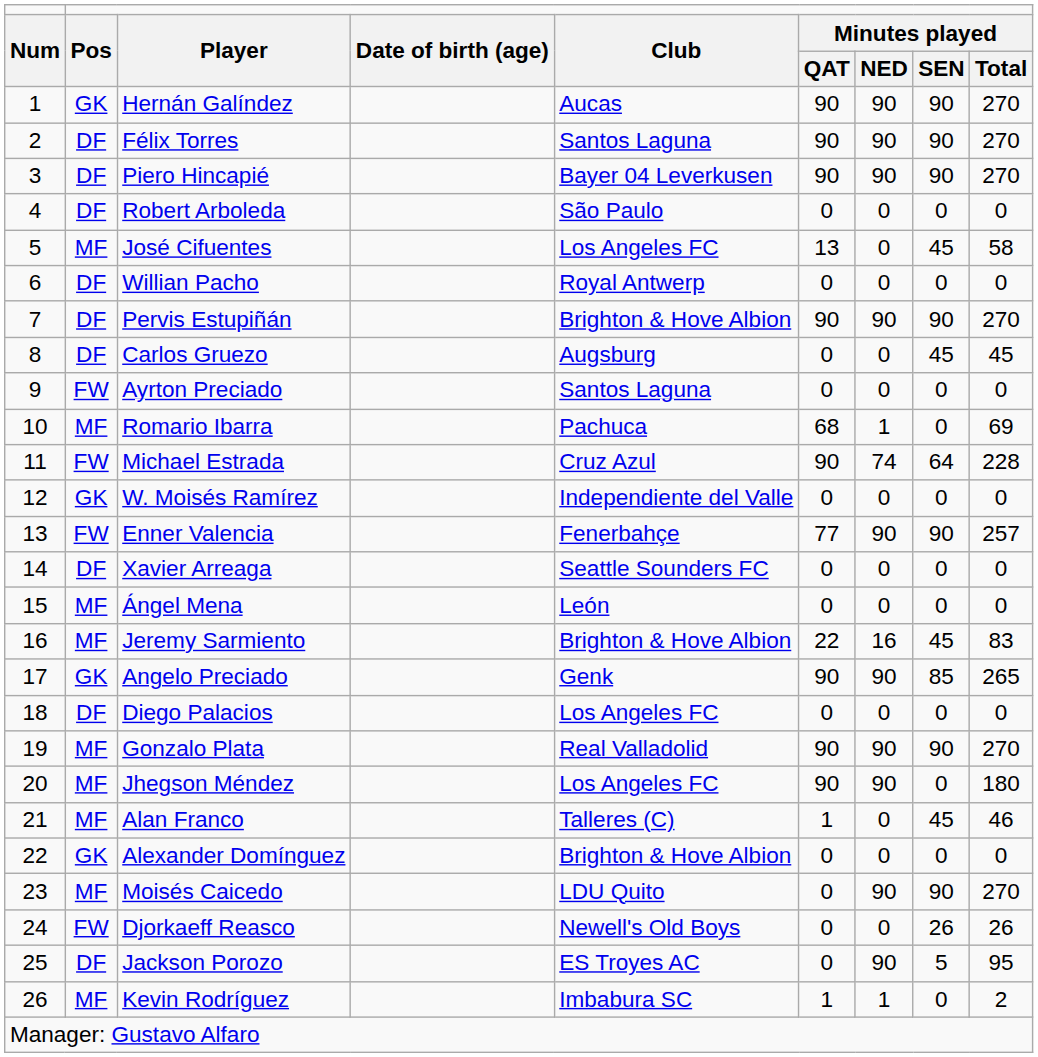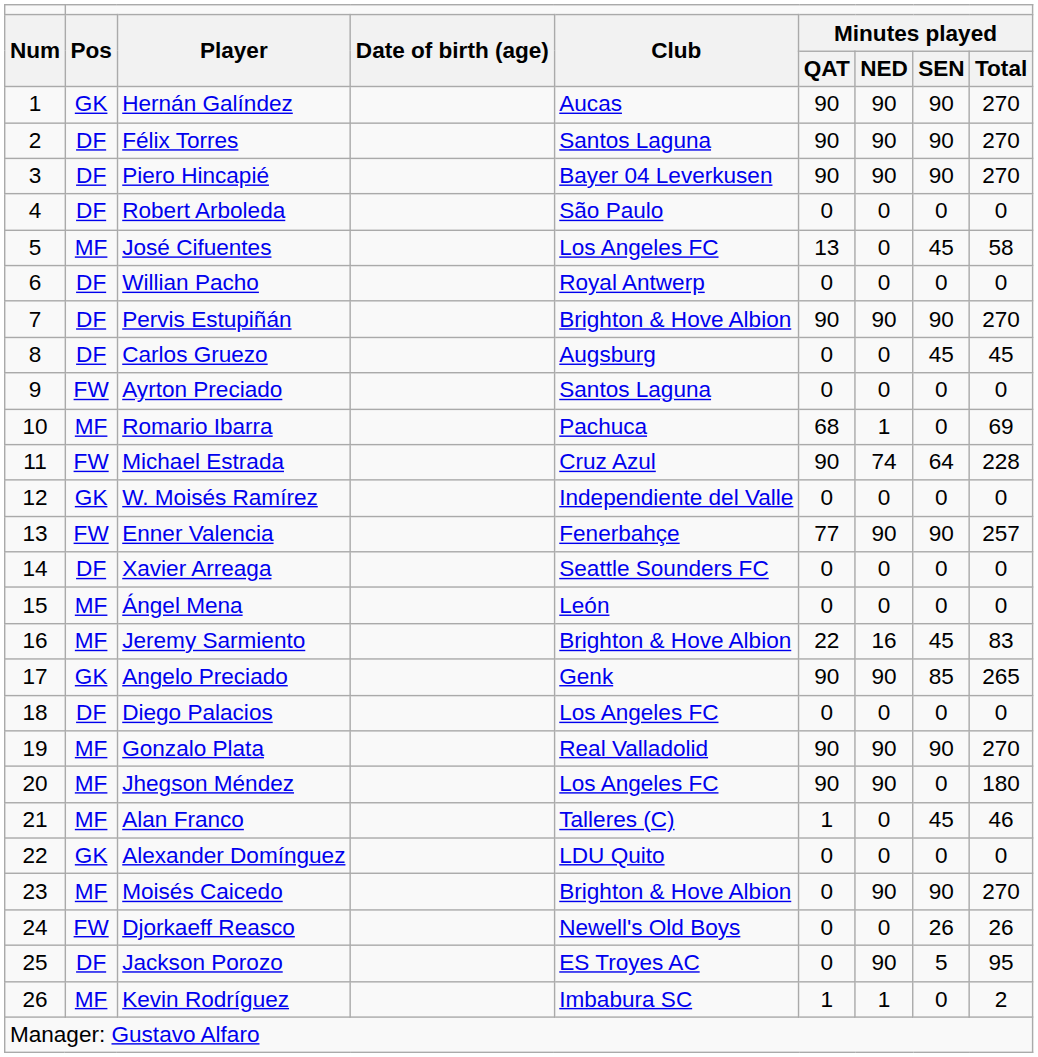(675, 855) Brighton & Hove Albion -> (612, 855) LDU Quito
(612, 891) LDU Quito -> (675, 891) Brighton & Hove Albion
